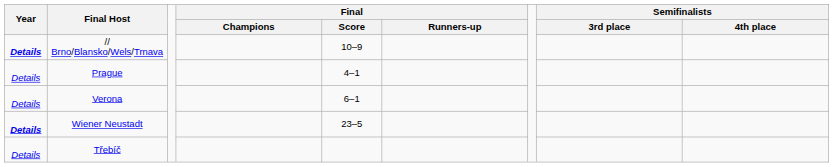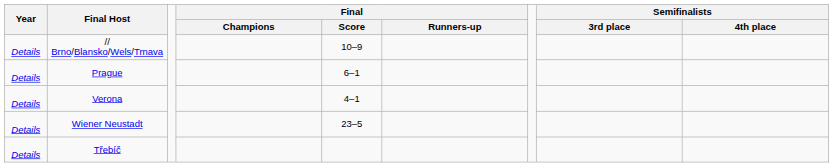(26, 53) bold -> (26, 53) normal
(352, 73) 4–1 -> (352, 73) 6–1
(352, 99) 6–1 -> (352, 99) 4–1
(26, 130) bold -> (26, 130) normal
